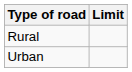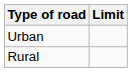rows swapped: (26, 57) <-> (23, 36)
